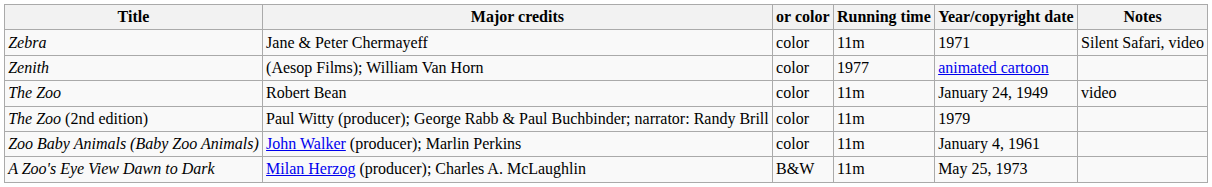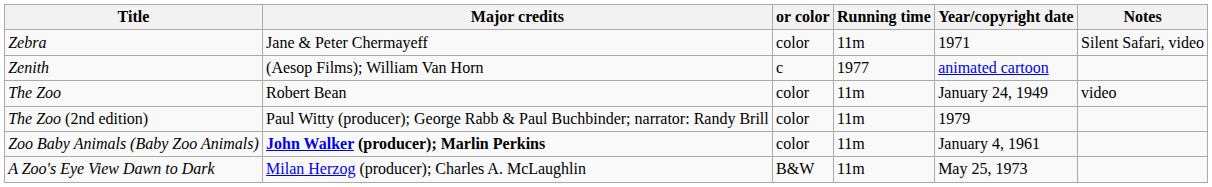(793, 67) color -> (780, 67) c
(394, 144) normal -> (406, 144) bold
